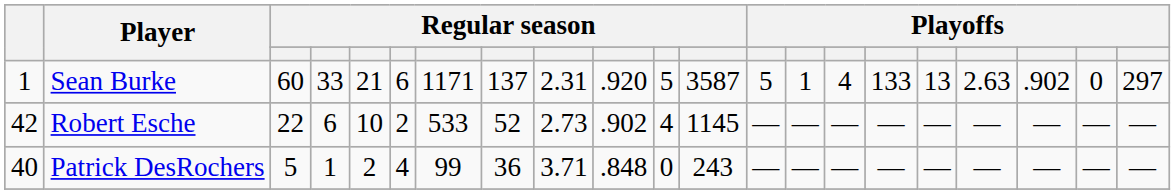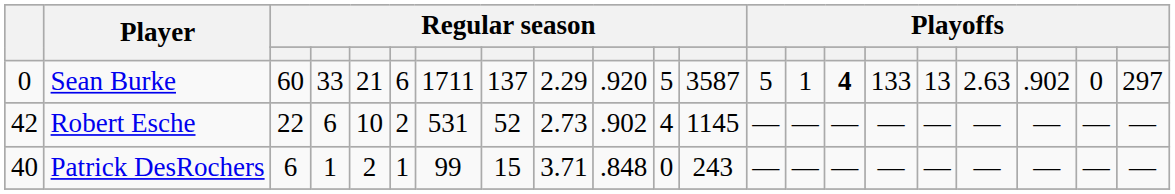(25, 81) 1 -> (25, 81) 0
(448, 81) 1171 -> (448, 81) 1711
(564, 81) 2.31 -> (564, 81) 2.29
(845, 81) normal -> (845, 81) bold
(448, 124) 533 -> (448, 124) 531
(291, 167) 5 -> (291, 167) 6
(402, 167) 4 -> (402, 167) 1
(507, 167) 36 -> (507, 167) 15
